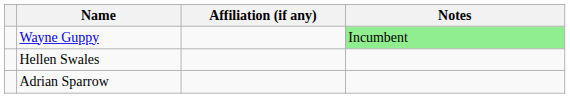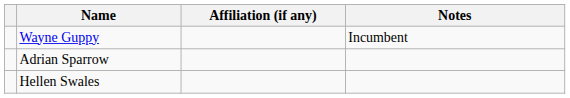(378, 37) lightgreen background -> (378, 37) no background
rows swapped: (64, 81) <-> (59, 59)
